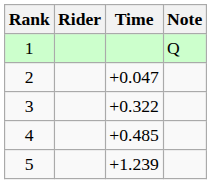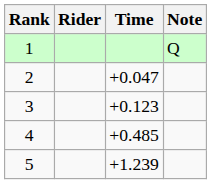(134, 106) +0.322 -> (134, 106) +0.123
